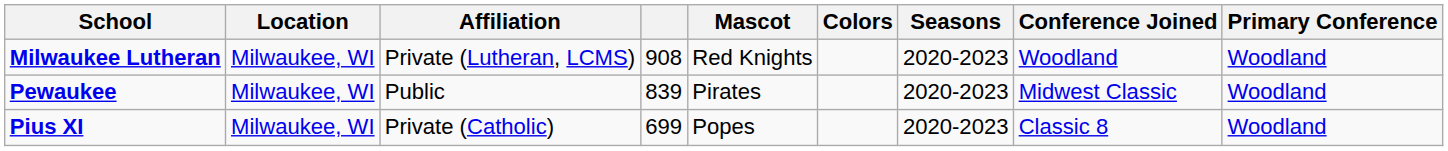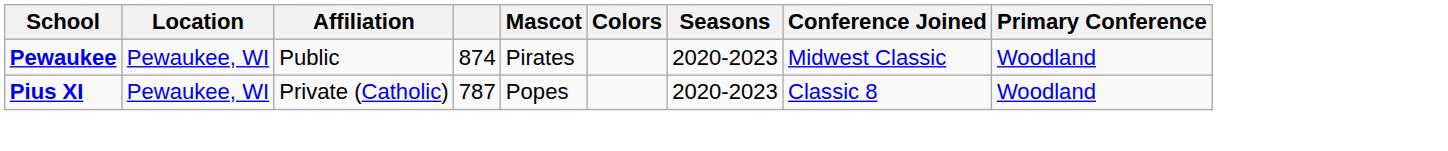- row: (115, 57)
(303, 92) Milwaukee, WI -> (198, 57) Pewaukee, WI
(664, 92) 839 -> (477, 57) 874
(303, 127) Milwaukee, WI -> (198, 92) Pewaukee, WI
(664, 127) 699 -> (477, 92) 787
